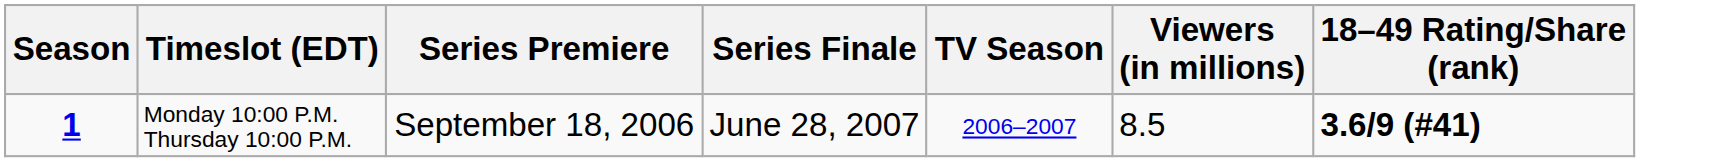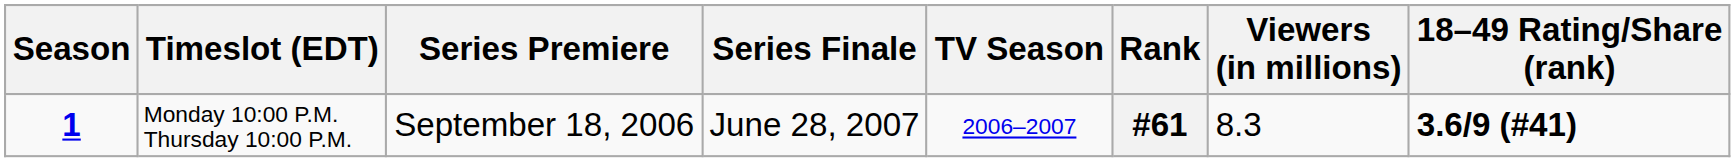+ column: (1160, 49)
(1142, 124) 8.5 -> (1239, 124) 8.3
